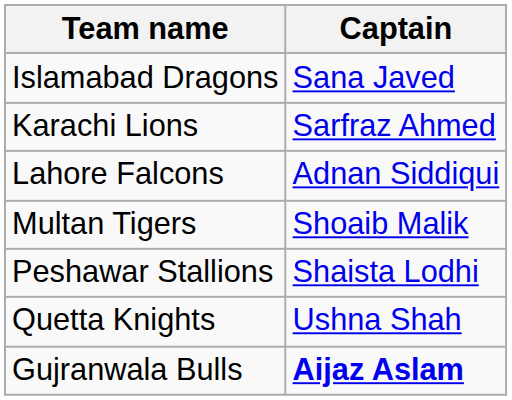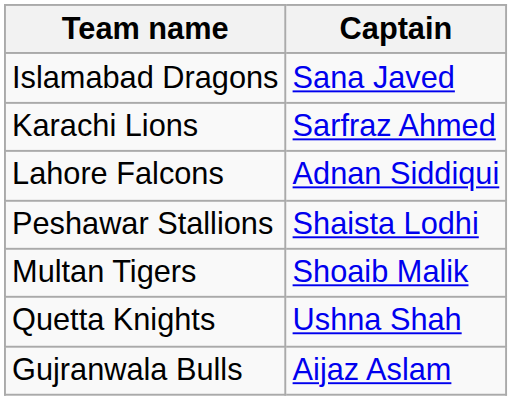rows swapped: (104, 223) <-> (143, 272)
(378, 369) bold -> (372, 369) normal
